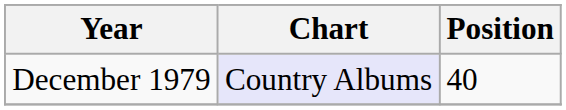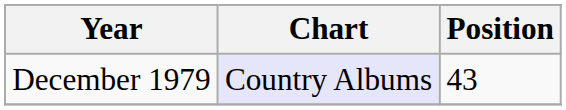(462, 78) 40 -> (462, 78) 43
